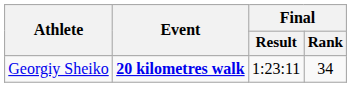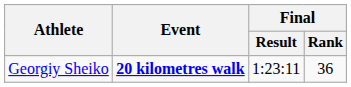(325, 69) 34 -> (325, 69) 36
